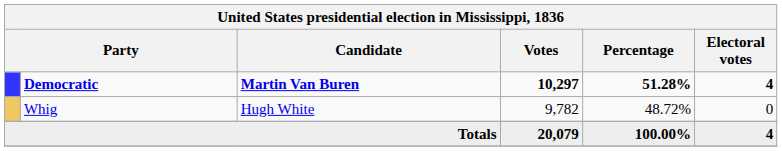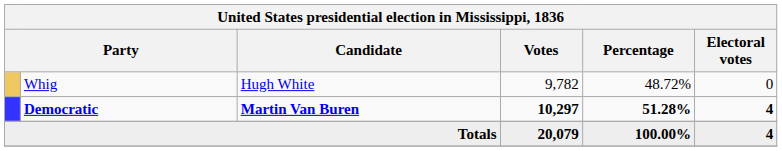rows swapped: (61, 84) <-> (41, 109)
